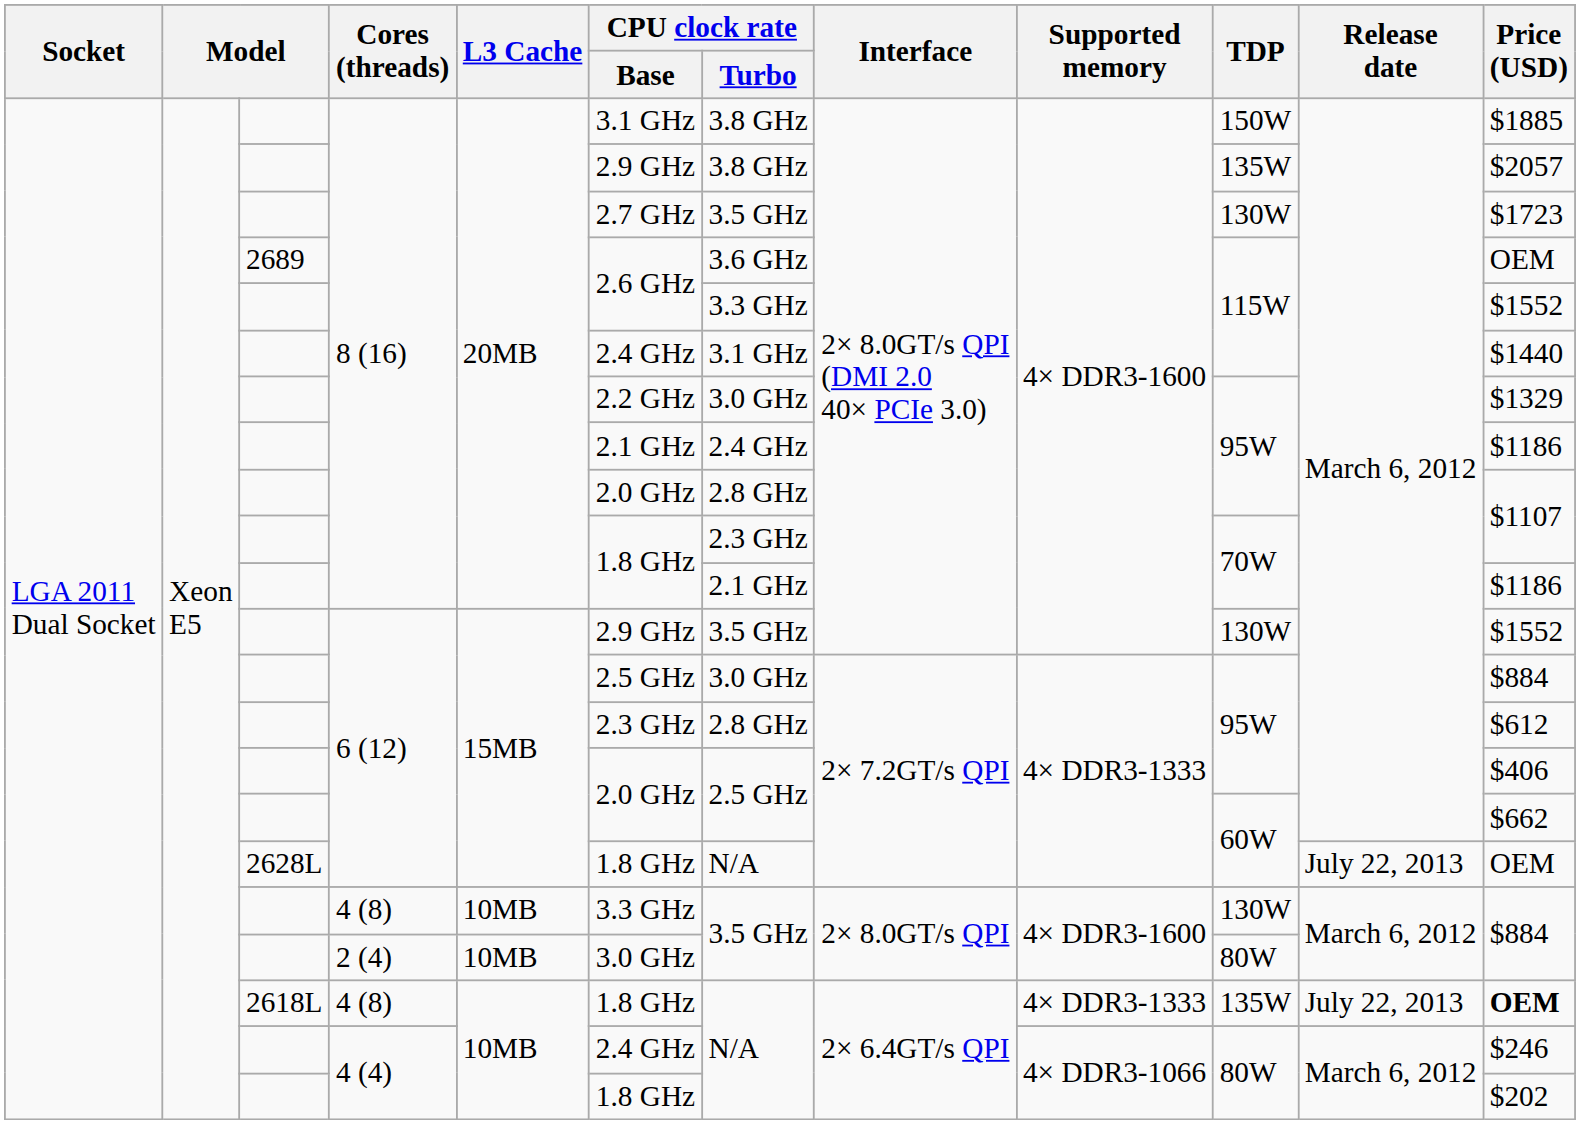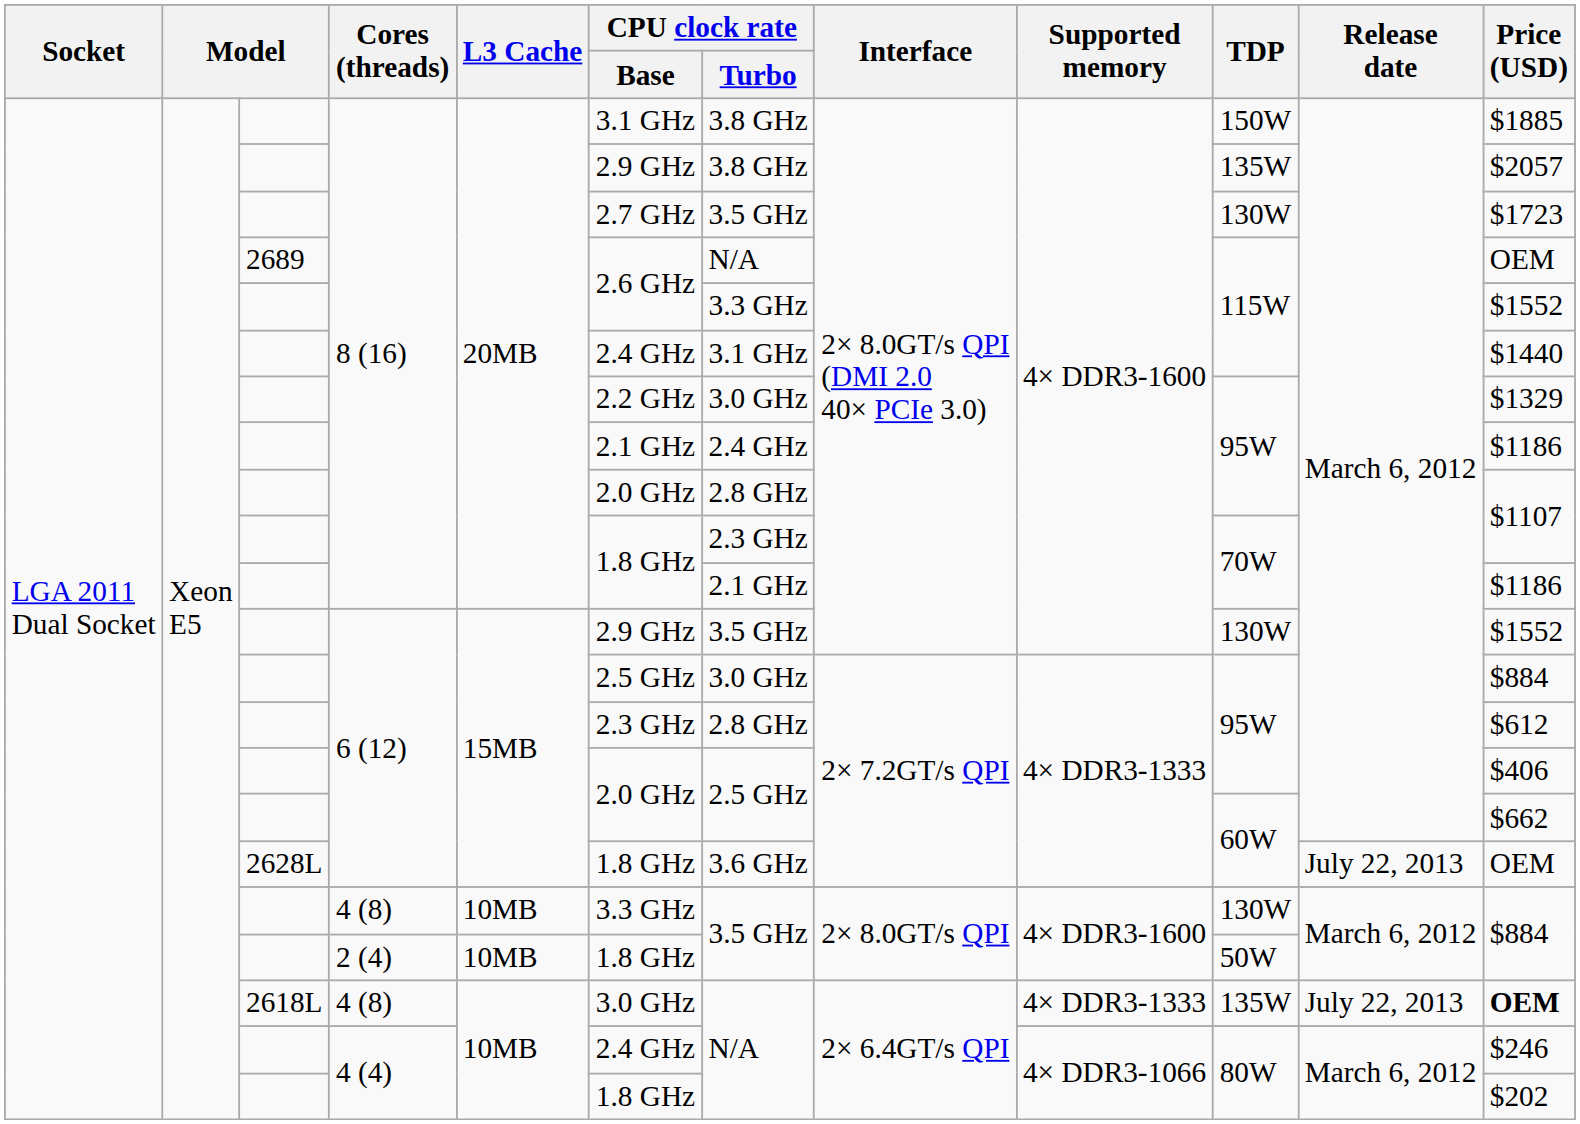(758, 259) 3.6 GHz -> (734, 259) N/A
(734, 863) N/A -> (758, 863) 3.6 GHz
(645, 956) 3.0 GHz -> (645, 956) 1.8 GHz
(1248, 956) 80W -> (1248, 956) 50W
(645, 1002) 1.8 GHz -> (645, 1002) 3.0 GHz
